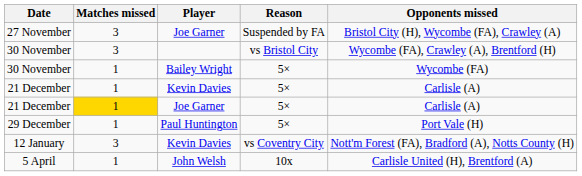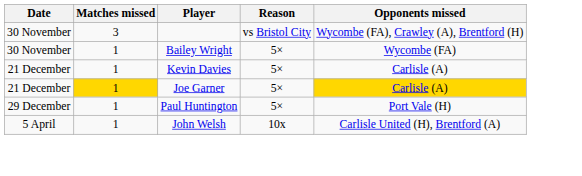- row: (39, 32)
(452, 106) no background -> (420, 87) gold background
- row: (39, 143)
